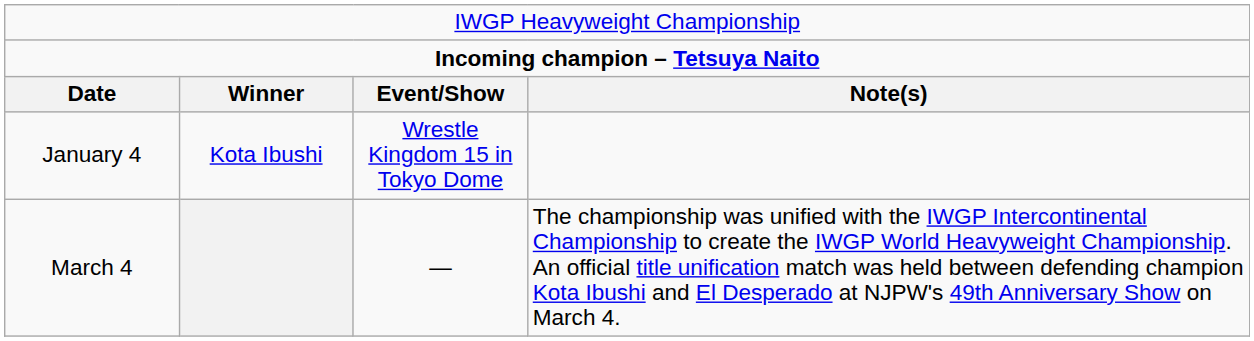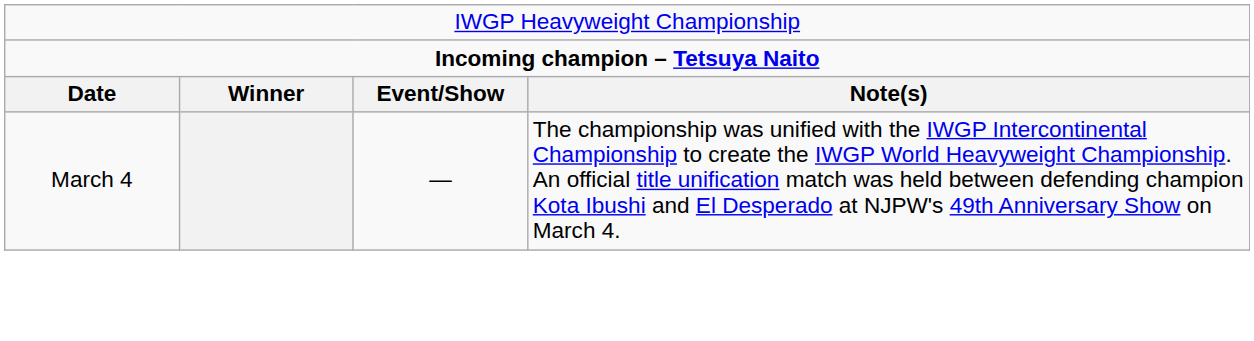- row: (92, 155)
